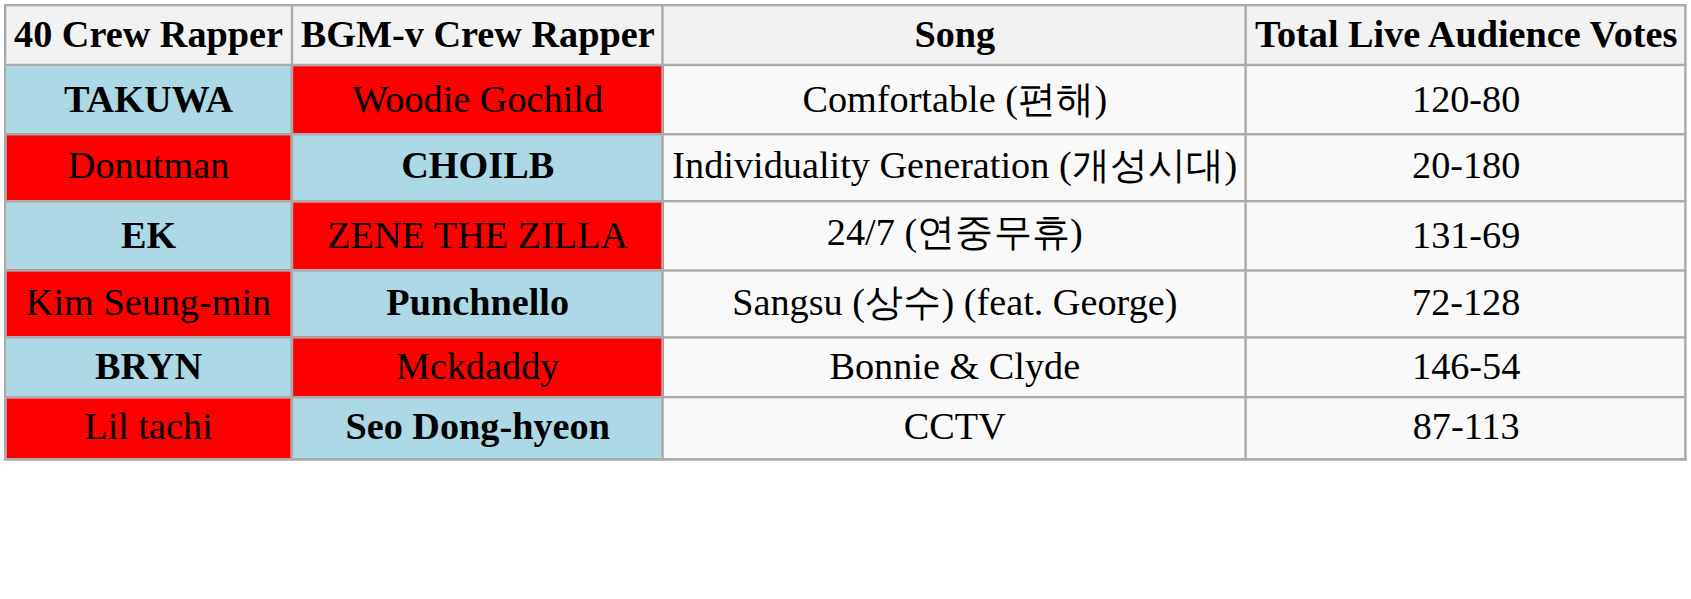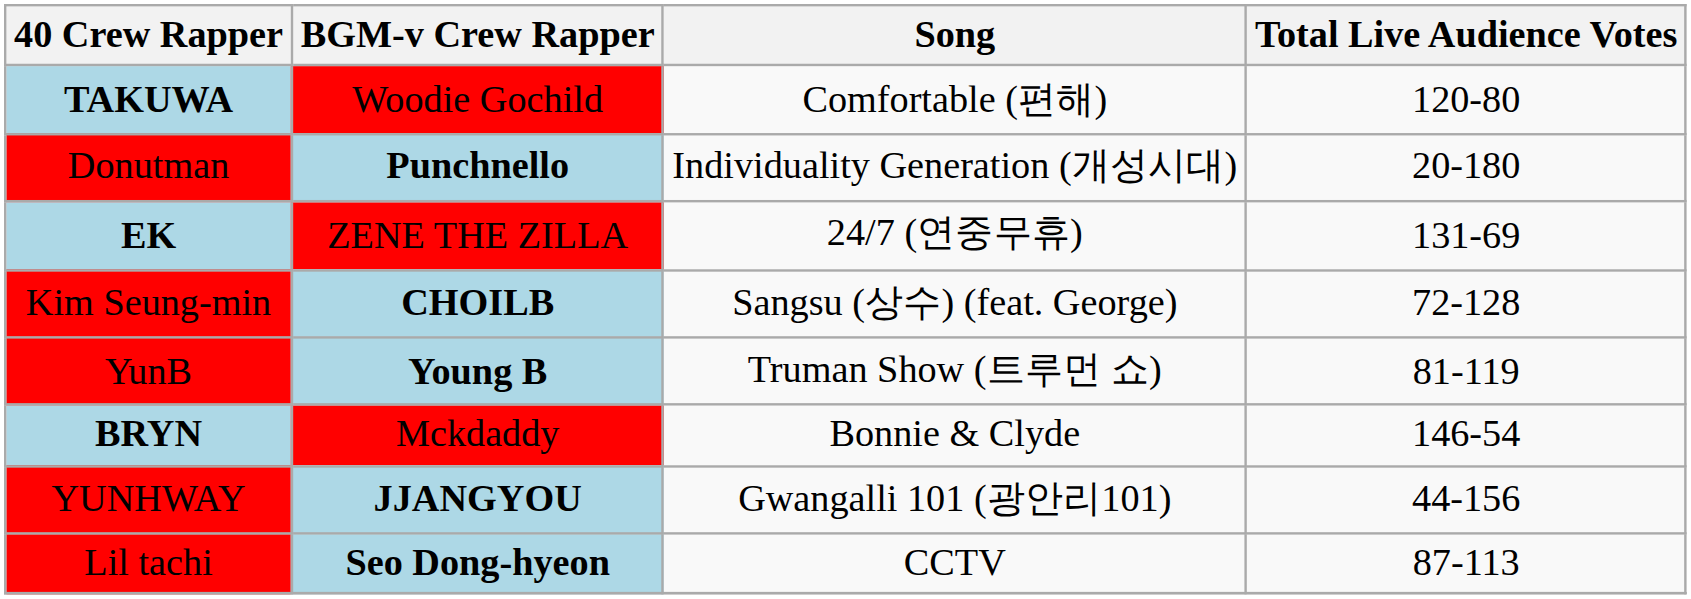(478, 166) CHOILB -> (478, 166) Punchnello
(478, 302) Punchnello -> (478, 302) CHOILB
+ row: (149, 370)
+ row: (149, 498)
